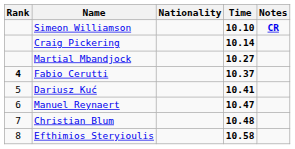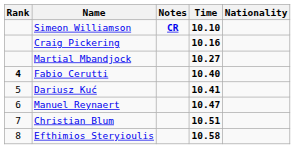columns swapped: (190, 12) <-> (273, 12)
(240, 43) 10.14 -> (206, 43) 10.16
(240, 74) 10.37 -> (206, 74) 10.40
(240, 120) 10.48 -> (206, 120) 10.51
